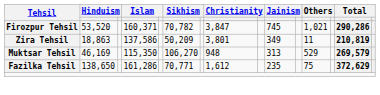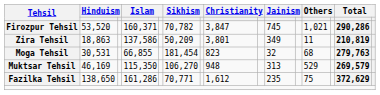+ row: (42, 53)
